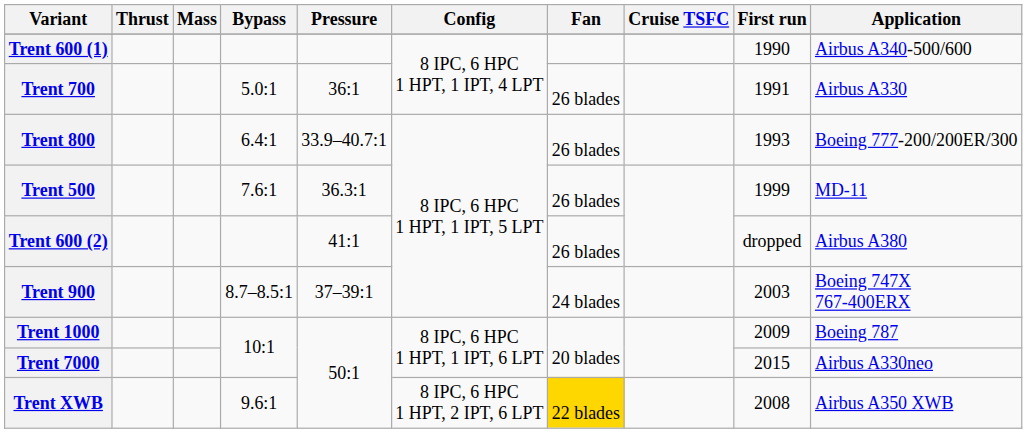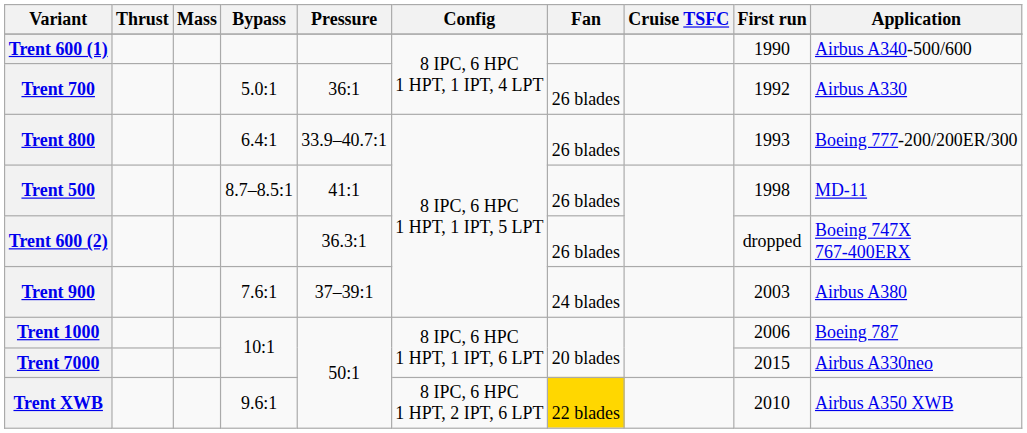(772, 89) 1991 -> (772, 89) 1992
(259, 190) 7.6:1 -> (259, 190) 8.7–8.5:1
(344, 190) 36.3:1 -> (344, 190) 41:1
(772, 190) 1999 -> (772, 190) 1998
(344, 241) 41:1 -> (344, 241) 36.3:1
(861, 241) Airbus A380 -> (863, 241) Boeing 747X 767-400ERX
(259, 292) 8.7–8.5:1 -> (259, 292) 7.6:1
(863, 292) Boeing 747X 767-400ERX -> (861, 292) Airbus A380
(772, 332) 2009 -> (772, 332) 2006
(772, 402) 2008 -> (772, 402) 2010
